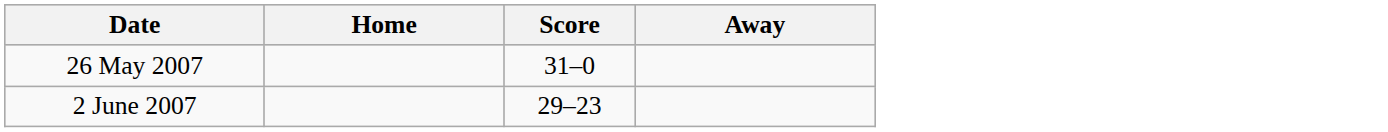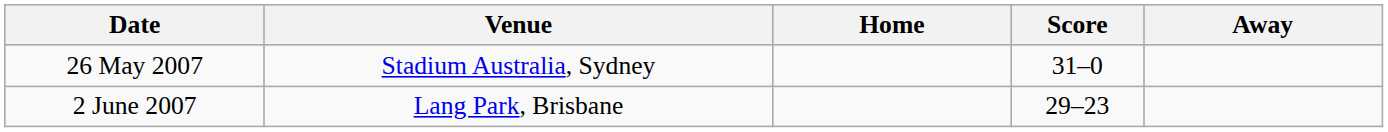+ column: (518, 24)
